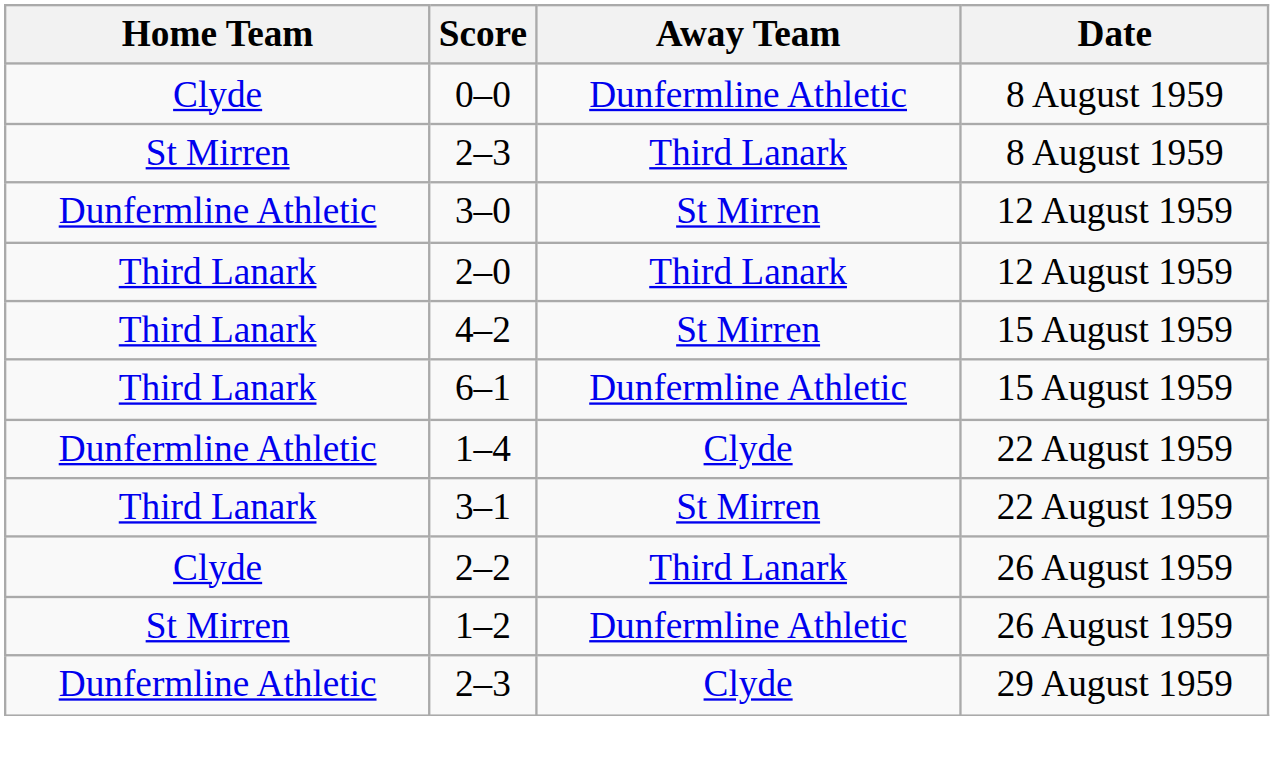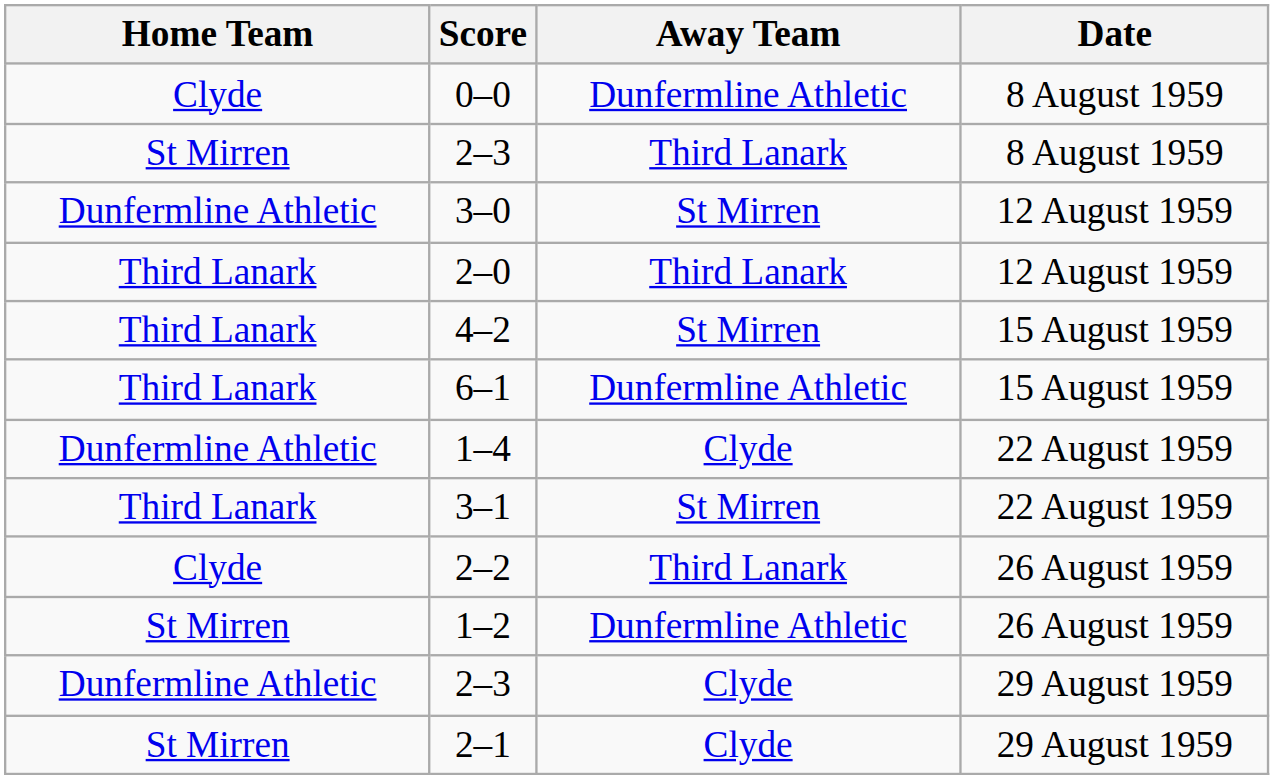+ row: (483, 743)
